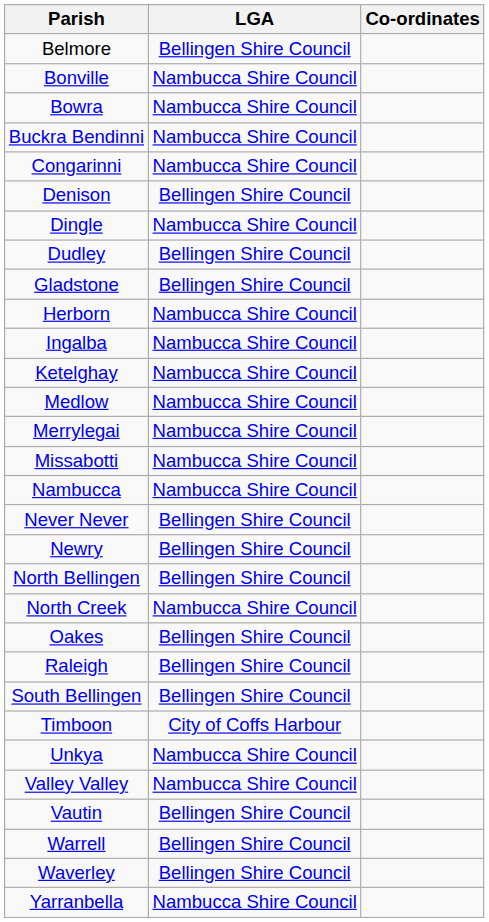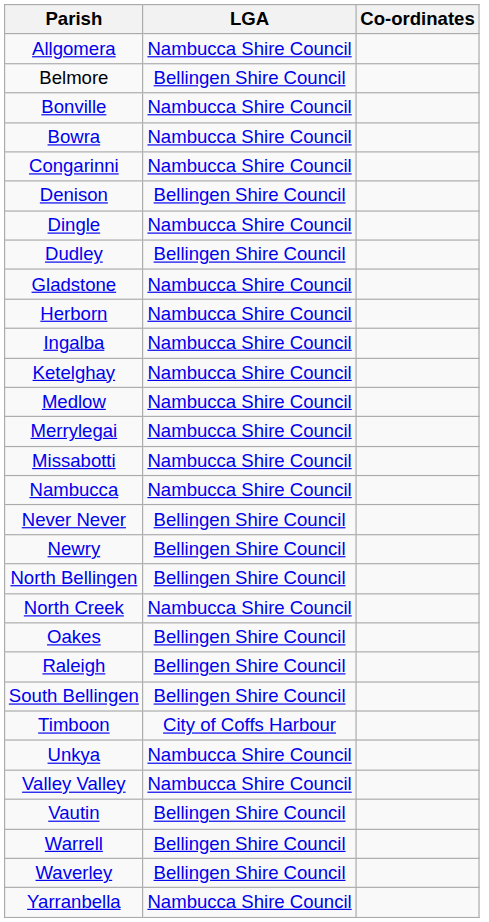+ row: (74, 48)
- row: (76, 136)
(255, 284) Bellingen Shire Council -> (250, 284) Nambucca Shire Council
